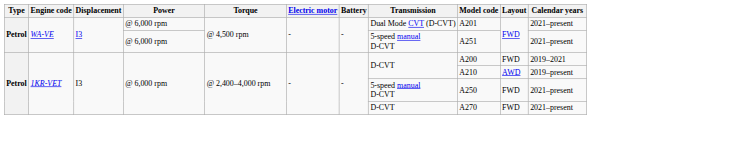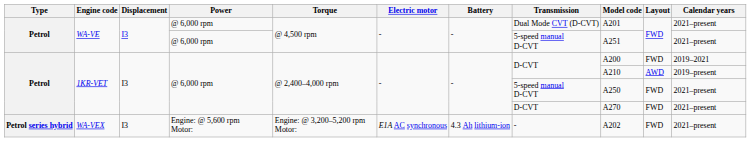+ row: (39, 125)
